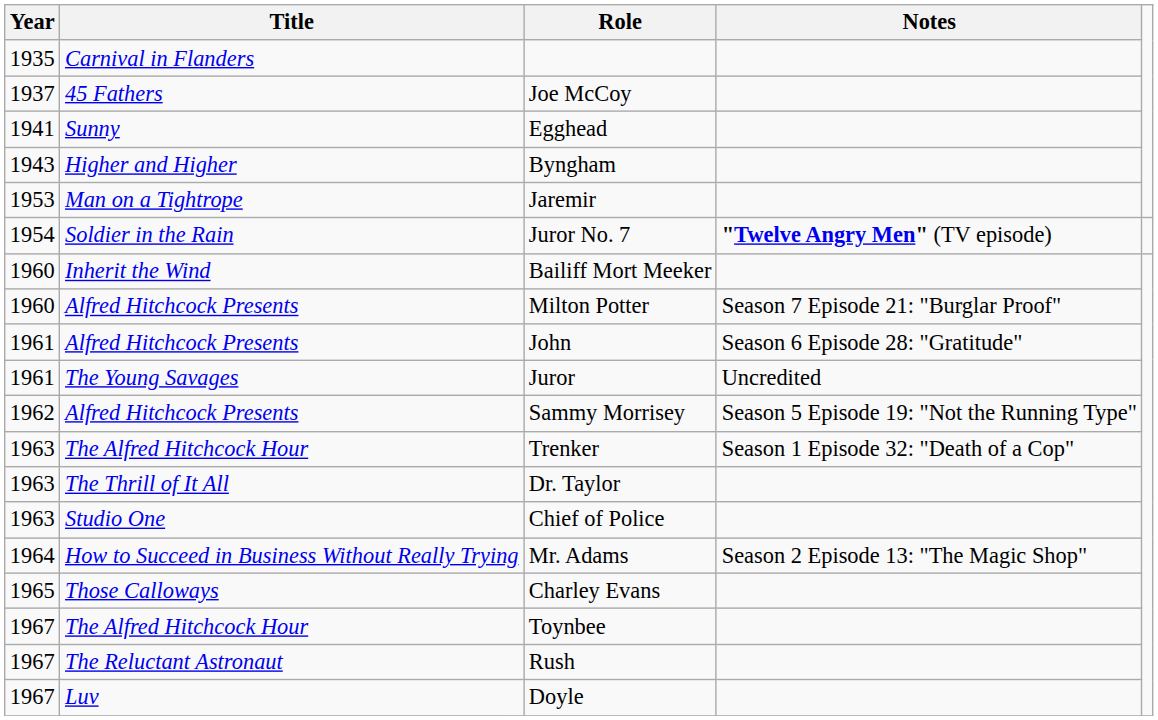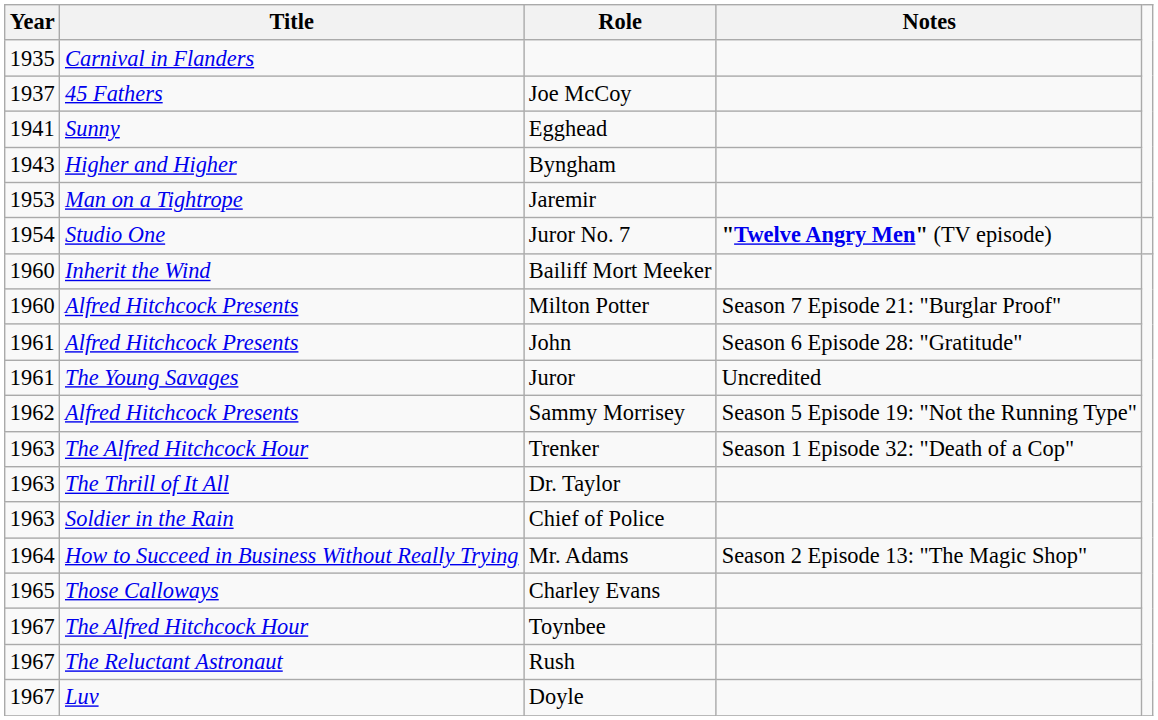(149, 235) Soldier in the Rain -> (115, 235) Studio One
(115, 519) Studio One -> (149, 519) Soldier in the Rain
